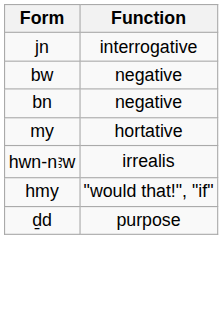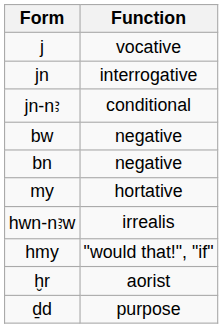+ row: (42, 46)
+ row: (42, 106)
+ row: (42, 280)
